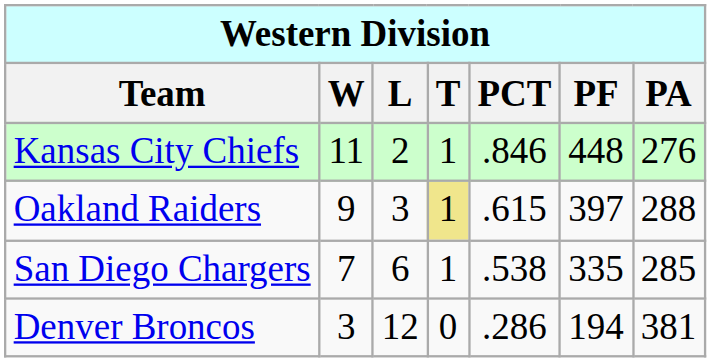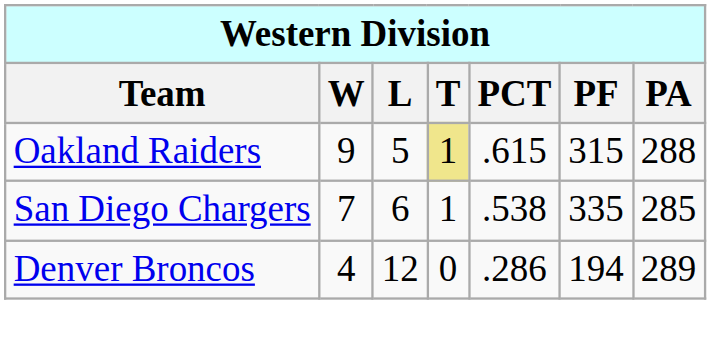- row: (156, 151)
(400, 209) 3 -> (400, 151) 5
(596, 209) 397 -> (596, 151) 315
(346, 326) 3 -> (346, 268) 4
(669, 326) 381 -> (669, 268) 289
